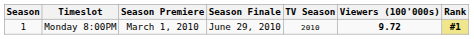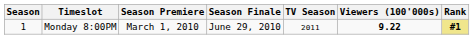(310, 28) 2010 -> (310, 28) 2011
(390, 27) 9.72 -> (390, 27) 9.22
